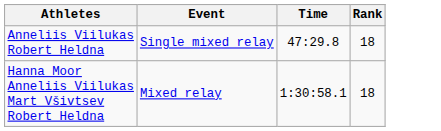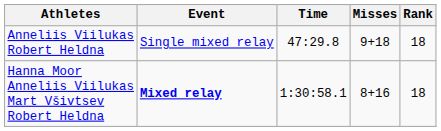+ column: (375, 15)
(181, 93) normal -> (181, 93) bold
